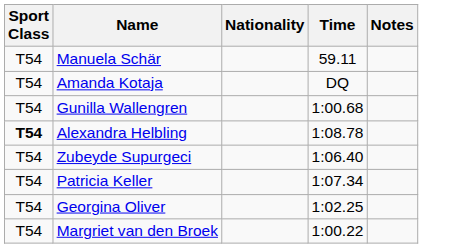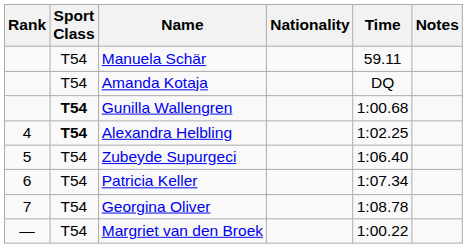+ column: (27, 25)
(29, 108) normal -> (74, 108) bold
(338, 132) 1:08.78 -> (383, 132) 1:02.25
(338, 206) 1:02.25 -> (383, 206) 1:08.78
